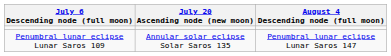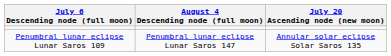columns swapped: (195, 15) <-> (321, 15)
